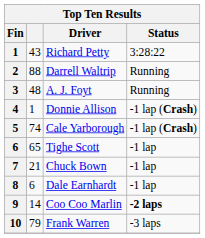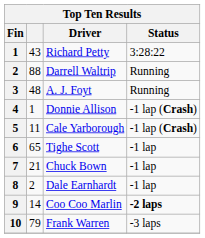(35, 128) 74 -> (35, 128) 11
(32, 185) 6 -> (32, 185) 2
